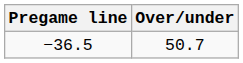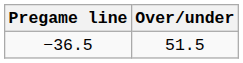(185, 45) 50.7 -> (185, 45) 51.5
